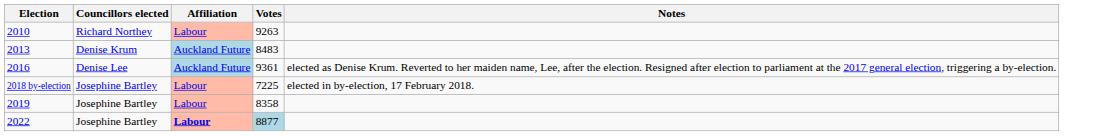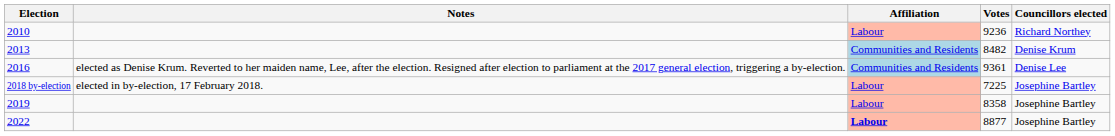columns swapped: (122, 13) <-> (672, 13)
(267, 31) 9263 -> (995, 31) 9236
(212, 49) Auckland Future -> (914, 49) Communities and Residents
(267, 49) 8483 -> (995, 49) 8482
(212, 67) Auckland Future -> (914, 67) Communities and Residents
(267, 121) lightblue background -> (995, 121) no background
